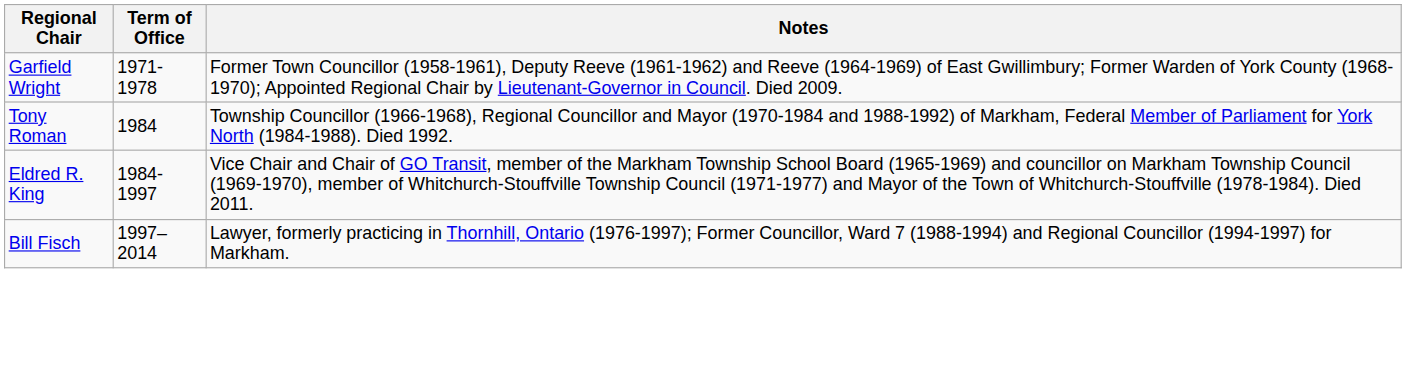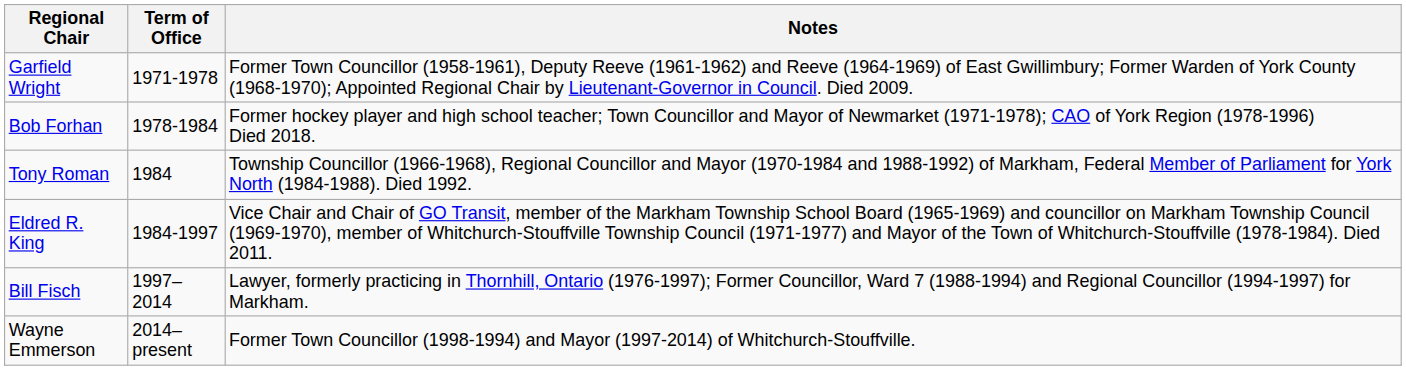+ row: (56, 125)
+ row: (52, 340)
